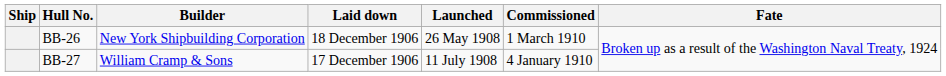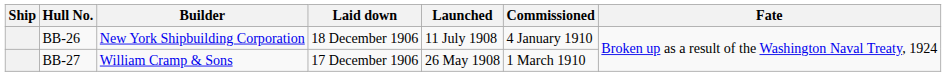(462, 37) 26 May 1908 -> (461, 37) 11 July 1908
(546, 37) 1 March 1910 -> (549, 37) 4 January 1910
(461, 60) 11 July 1908 -> (462, 60) 26 May 1908
(549, 60) 4 January 1910 -> (546, 60) 1 March 1910
